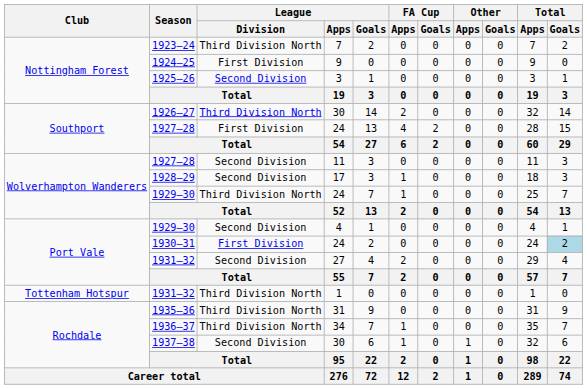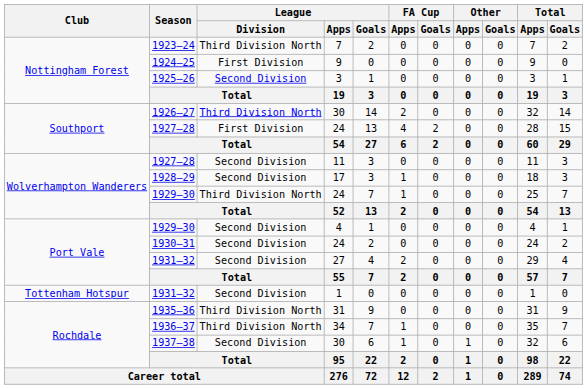(261, 244) First Division -> (261, 244) Second Division
(565, 244) lightblue background -> (565, 244) no background
(261, 294) Third Division North -> (261, 294) Second Division
